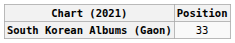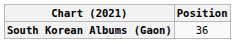(202, 30) 33 -> (202, 30) 36
